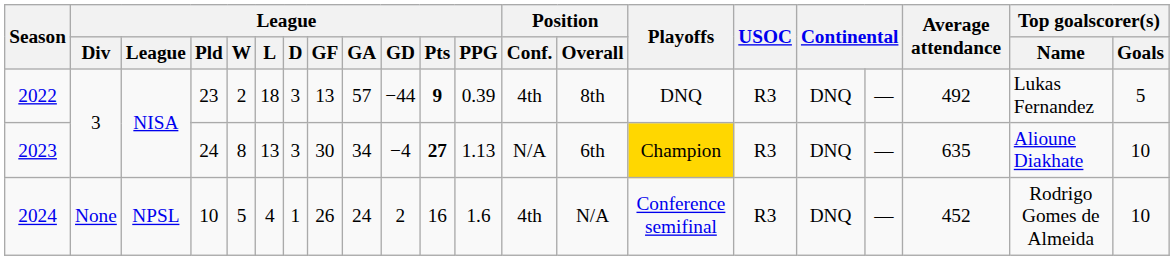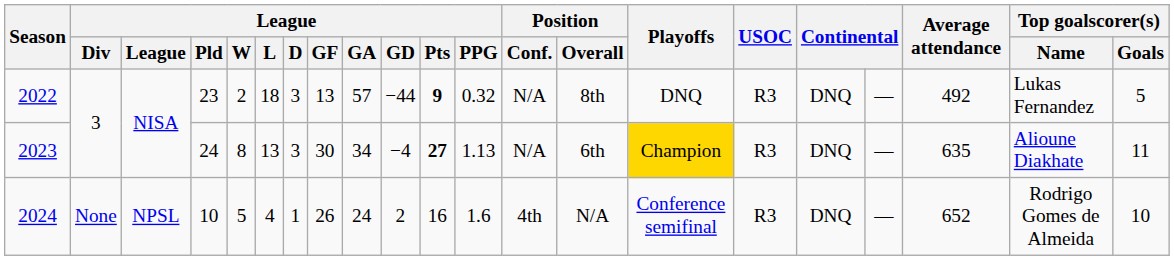(479, 95) 0.39 -> (479, 95) 0.32
(530, 95) 4th -> (530, 95) N/A
(1140, 150) 10 -> (1140, 150) 11
(956, 216) 452 -> (956, 216) 652
